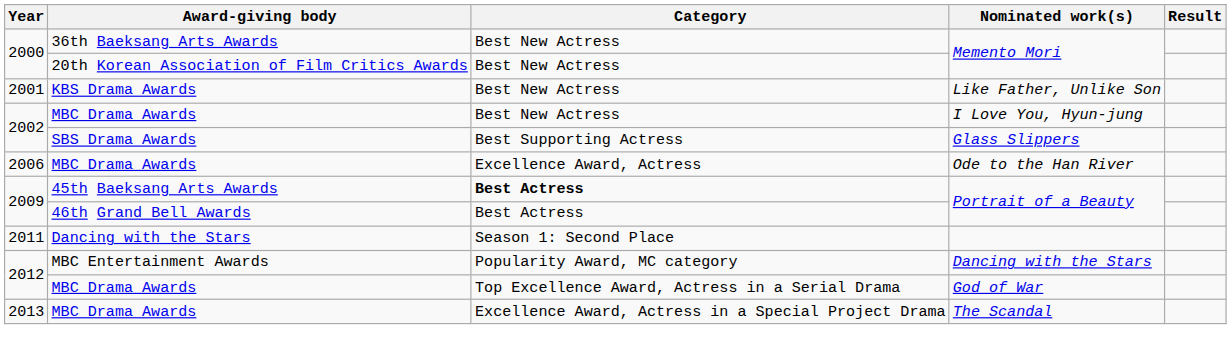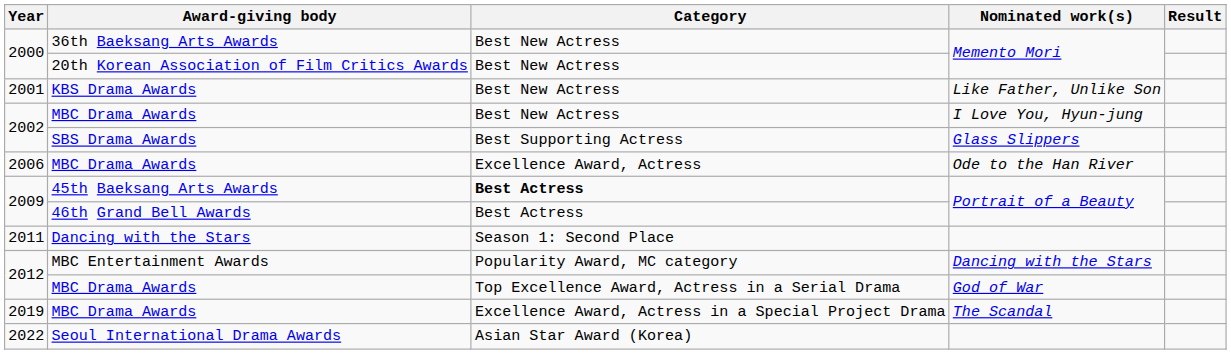(26, 312) 2013 -> (26, 312) 2019
+ row: (196, 336)
